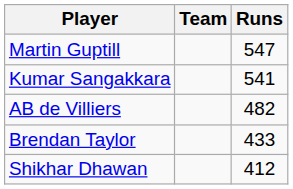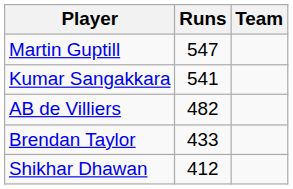columns swapped: (203, 19) <-> (259, 19)
